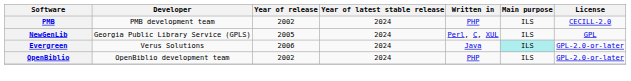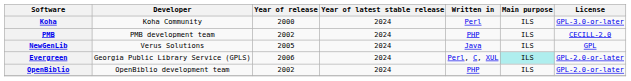+ row: (48, 22)
(172, 34) Georgia Public Library Service (GPLS) -> (172, 46) Verus Solutions
(473, 34) Perl, C, XUL -> (473, 46) Java
(172, 46) Verus Solutions -> (172, 58) Georgia Public Library Service (GPLS)
(473, 46) Java -> (473, 58) Perl, C, XUL
